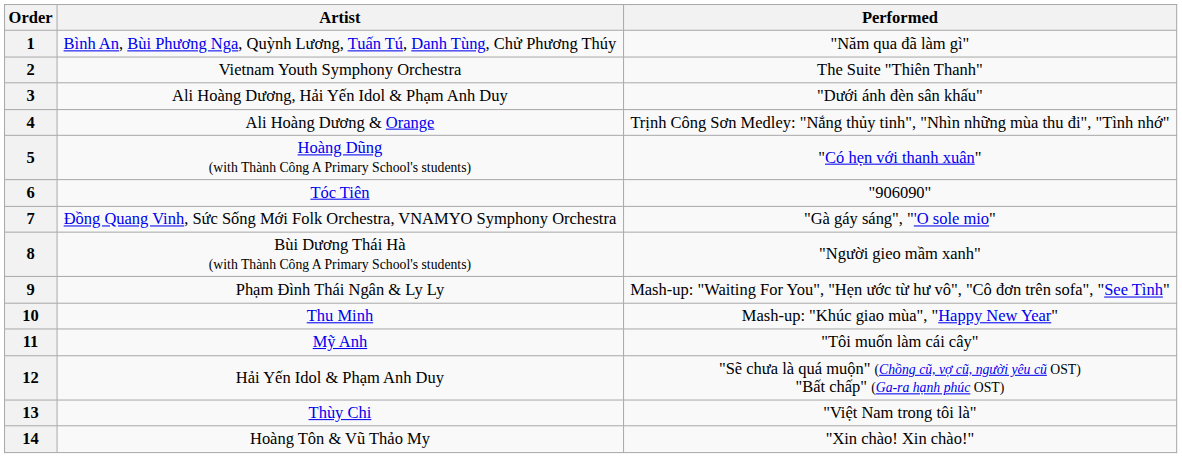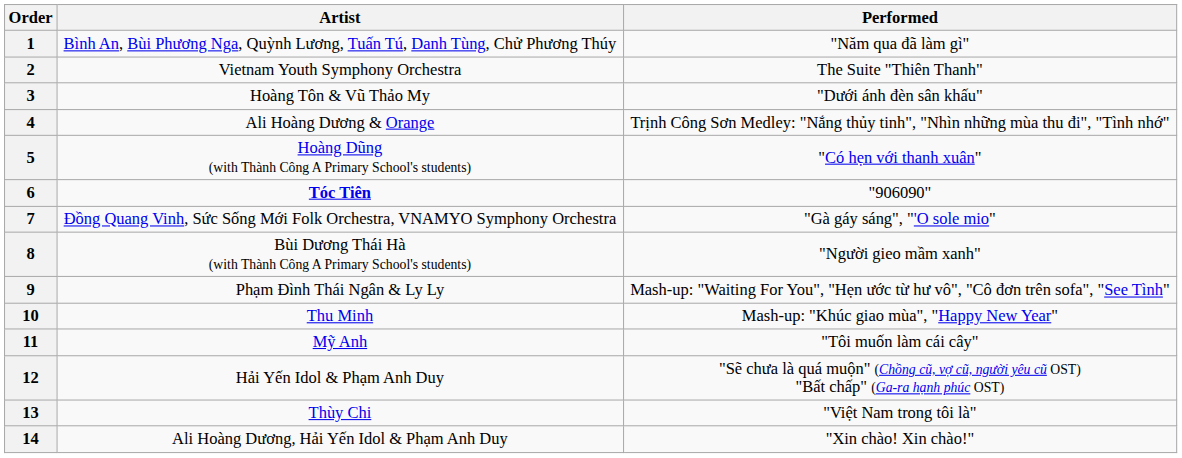(340, 95) Ali Hoàng Dương, Hải Yến Idol & Phạm Anh Duy -> (340, 95) Hoàng Tôn & Vũ Thảo My
(340, 192) normal -> (340, 192) bold
(340, 439) Hoàng Tôn & Vũ Thảo My -> (340, 439) Ali Hoàng Dương, Hải Yến Idol & Phạm Anh Duy
